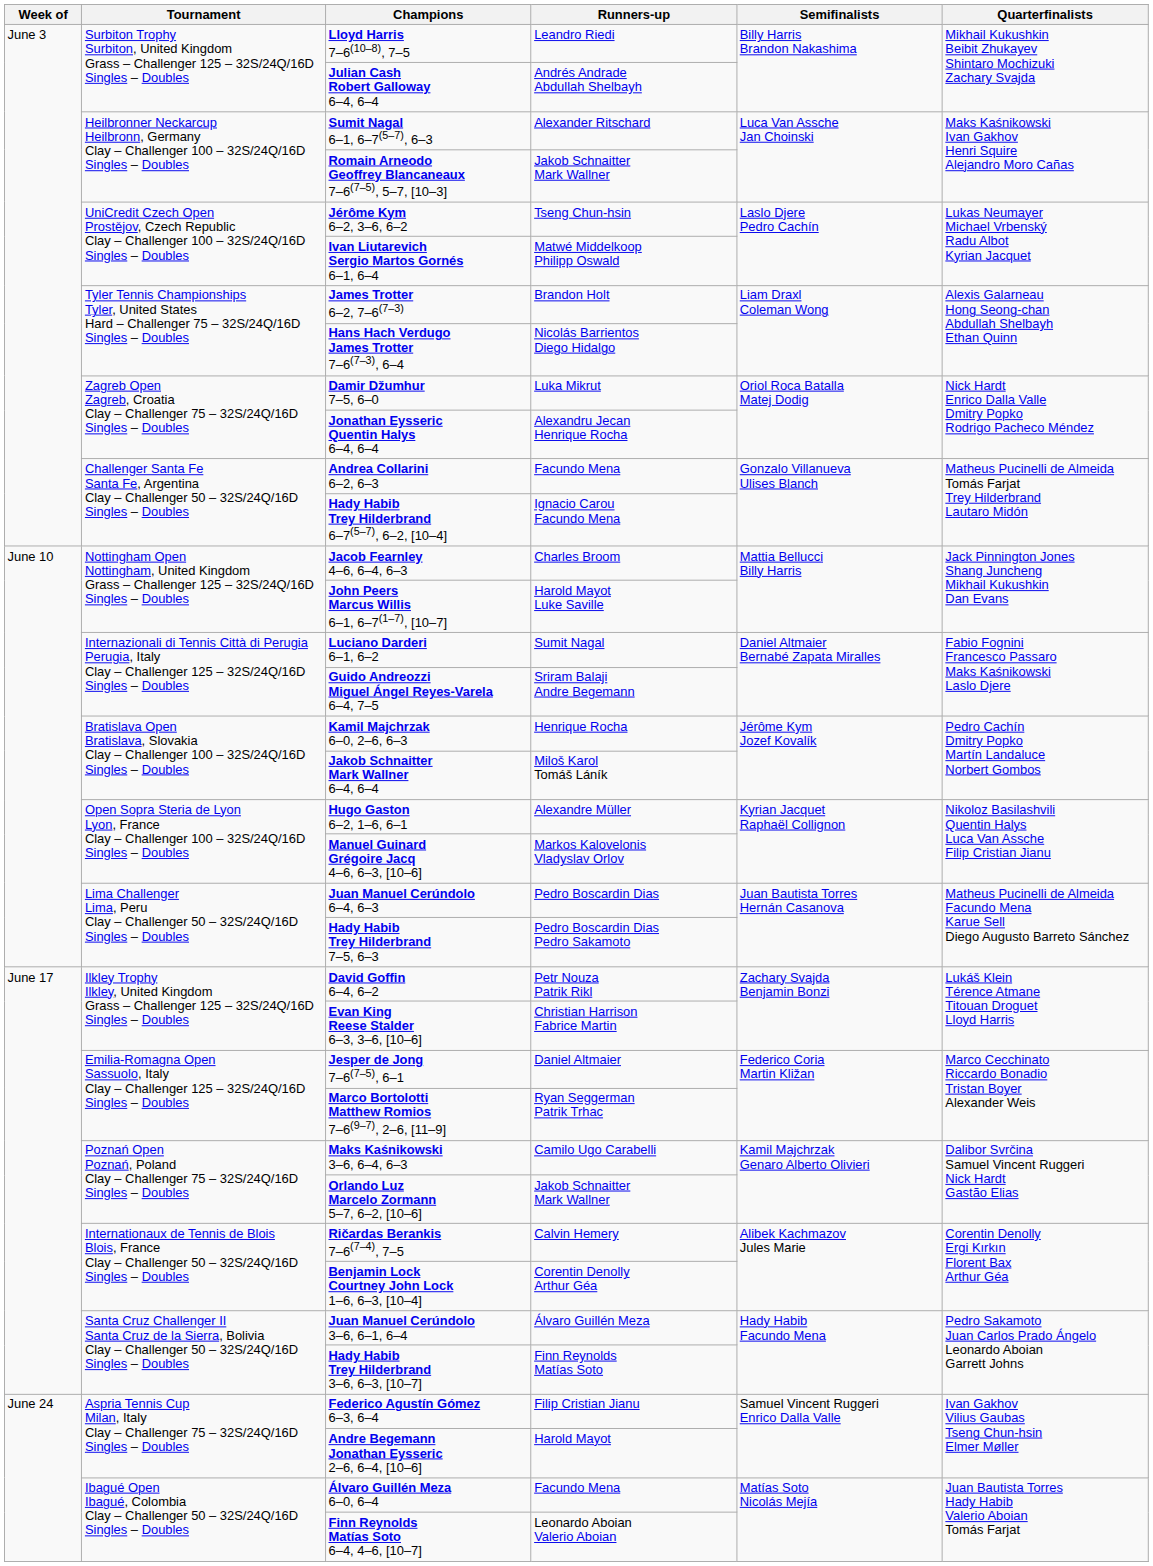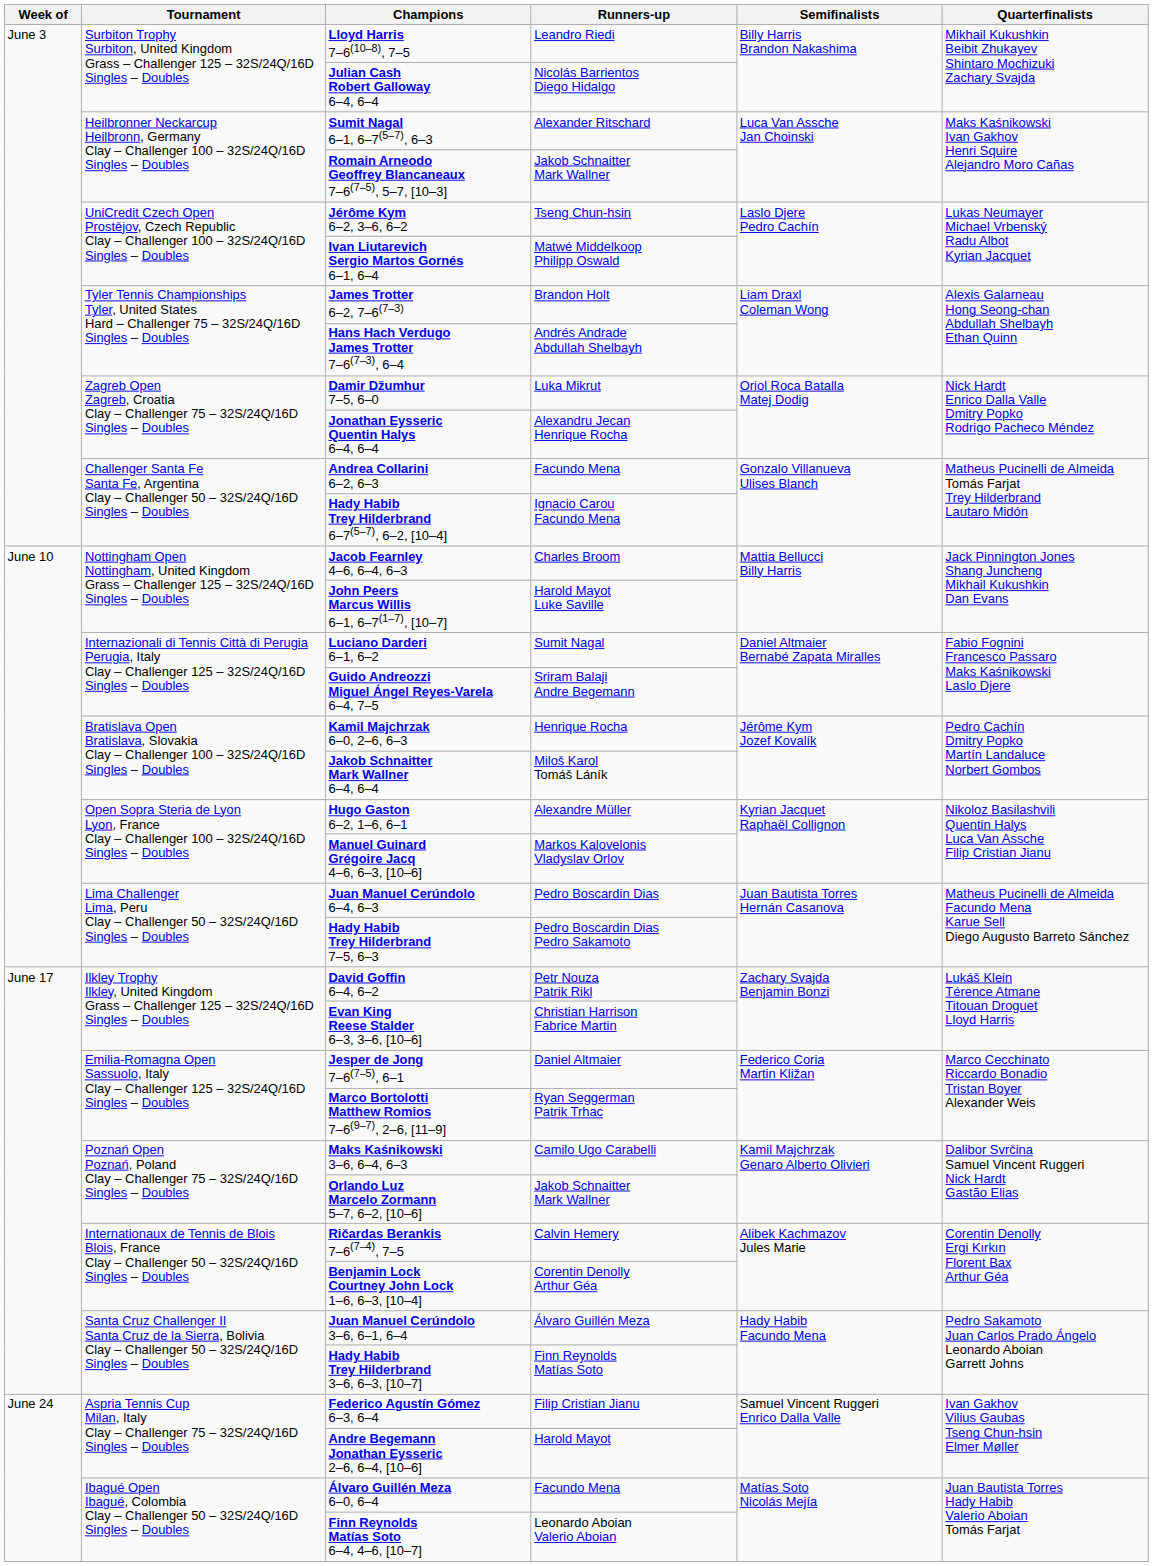(588, 80) Andrés Andrade Abdullah Shelbayh -> (587, 80) Nicolás Barrientos Diego Hidalgo
(587, 340) Nicolás Barrientos Diego Hidalgo -> (588, 340) Andrés Andrade Abdullah Shelbayh
